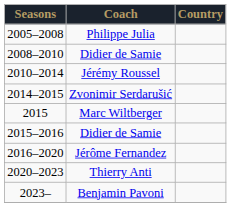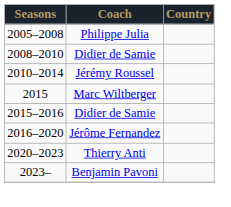- row: (35, 93)
